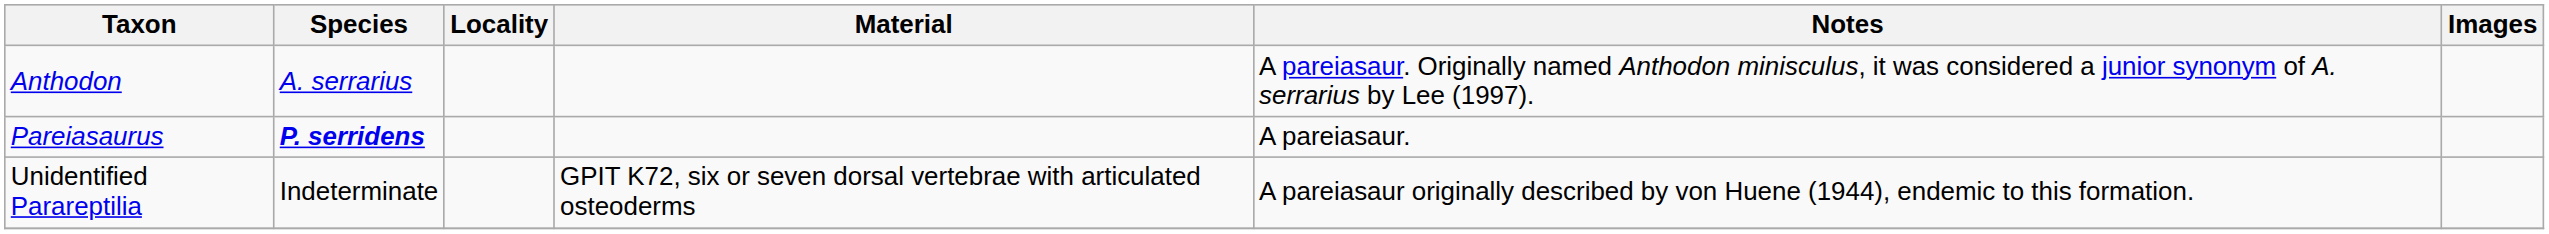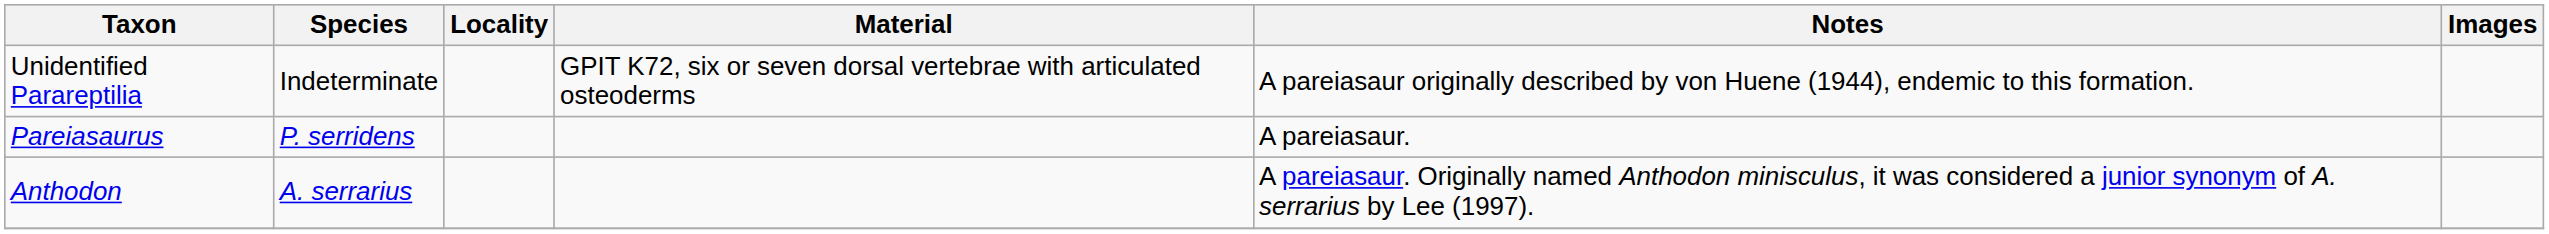rows swapped: (66, 80) <-> (79, 192)
(352, 136) bold -> (347, 136) normal
